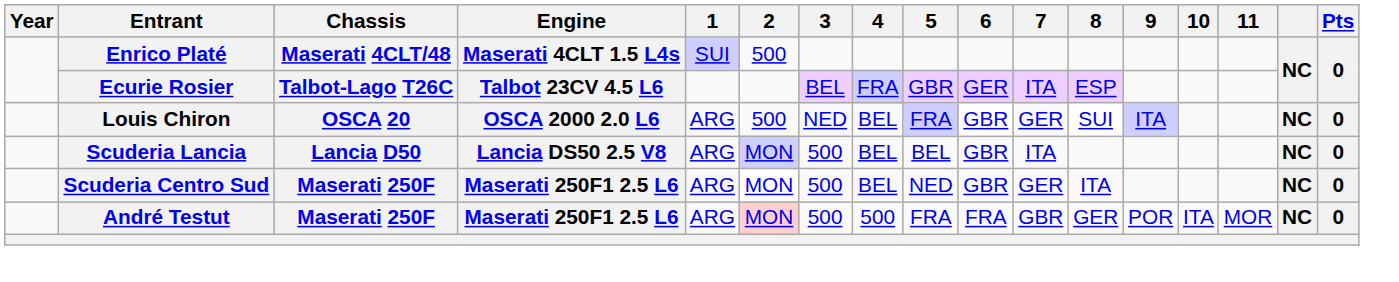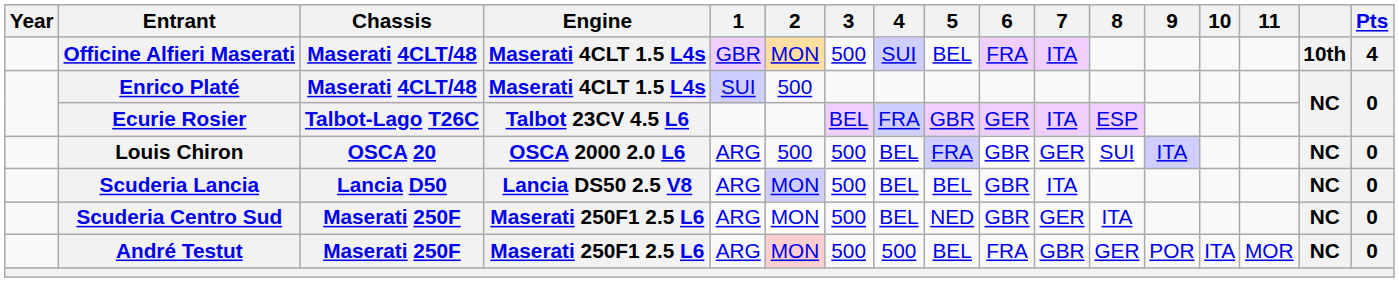+ row: (179, 54)
(825, 119) NED -> (849, 152) 500
(931, 218) FRA -> (952, 250) BEL
